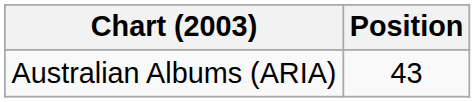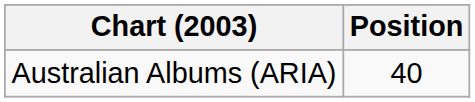(407, 73) 43 -> (407, 73) 40
